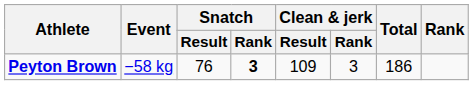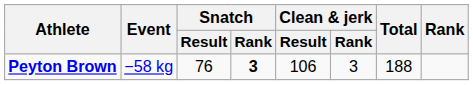(303, 67) 109 -> (303, 67) 106
(399, 67) 186 -> (399, 67) 188
